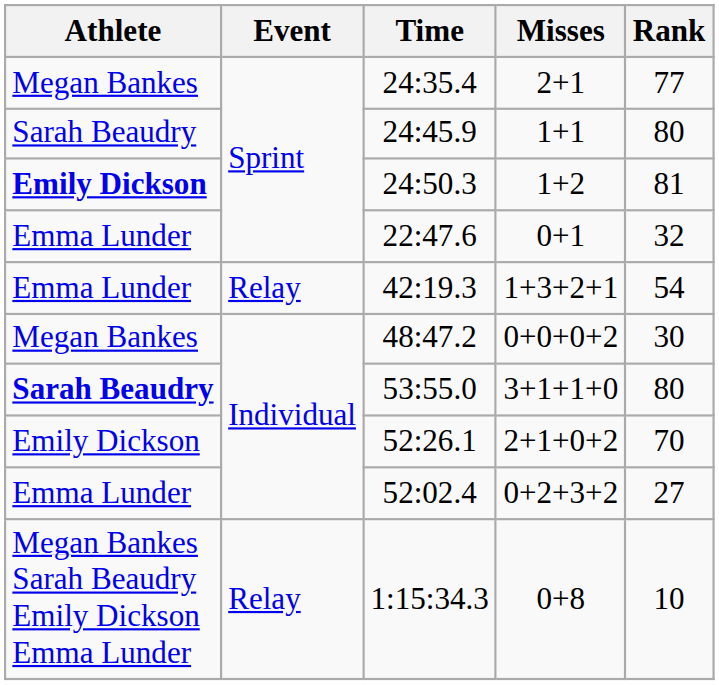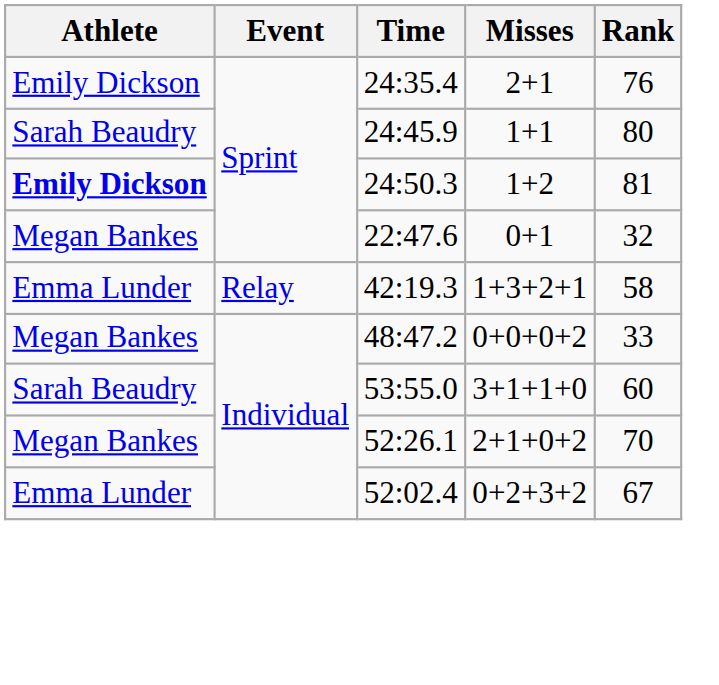(105, 81) Megan Bankes -> (106, 81) Emily Dickson
(669, 81) 77 -> (638, 81) 76
(102, 235) Emma Lunder -> (105, 235) Megan Bankes
(669, 287) 54 -> (638, 287) 58
(669, 338) 30 -> (638, 338) 33
(113, 389) bold -> (104, 389) normal
(669, 389) 80 -> (638, 389) 60
(106, 440) Emily Dickson -> (105, 440) Megan Bankes
(669, 492) 27 -> (638, 492) 67
- row: (430, 598)
